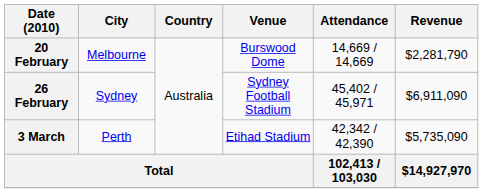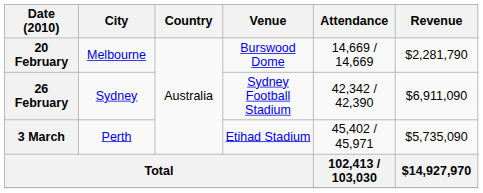(354, 96) 45,402 / 45,971 -> (354, 96) 42,342 / 42,390
(354, 136) 42,342 / 42,390 -> (354, 136) 45,402 / 45,971
